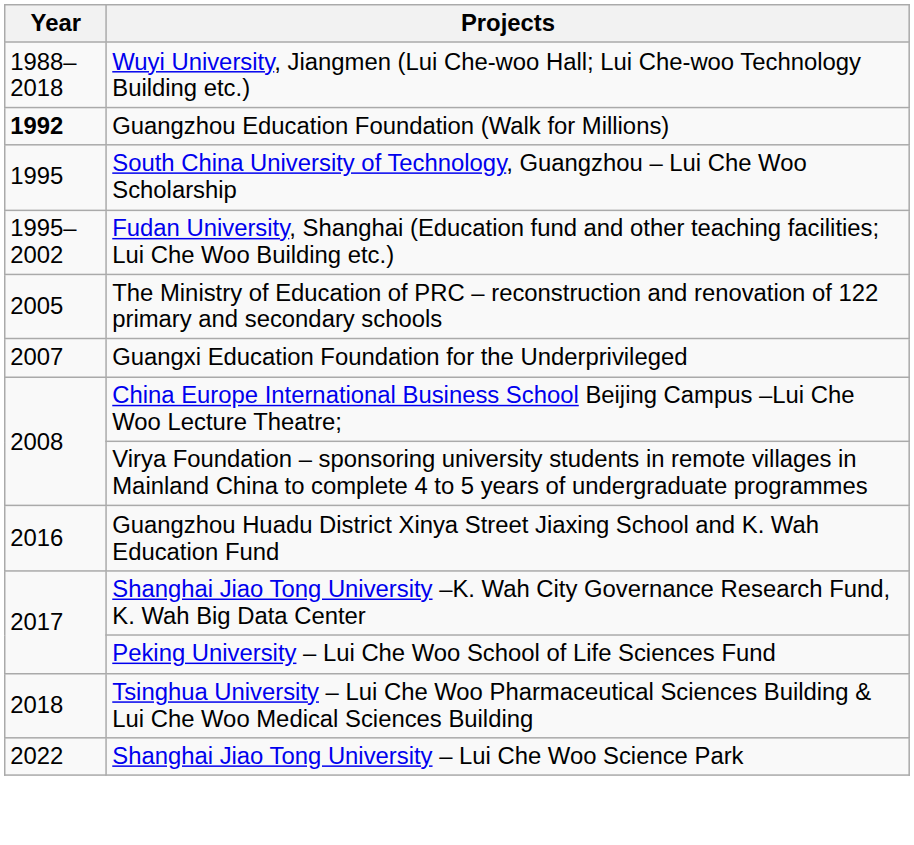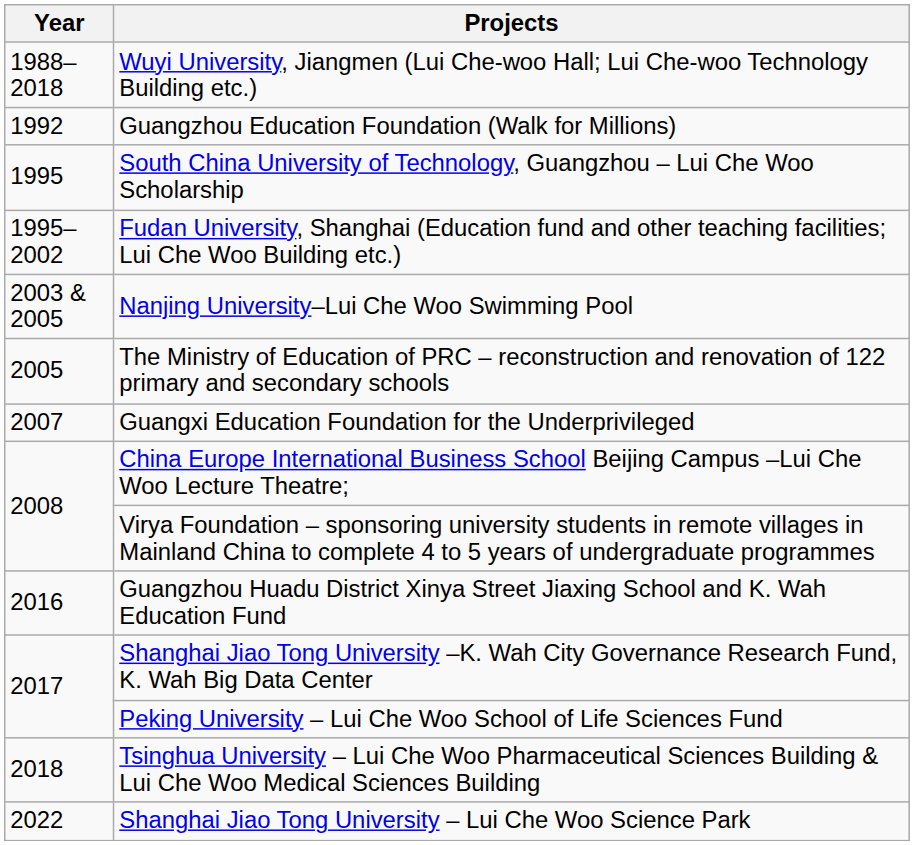(37, 125) bold -> (37, 125) normal
+ row: (376, 306)
